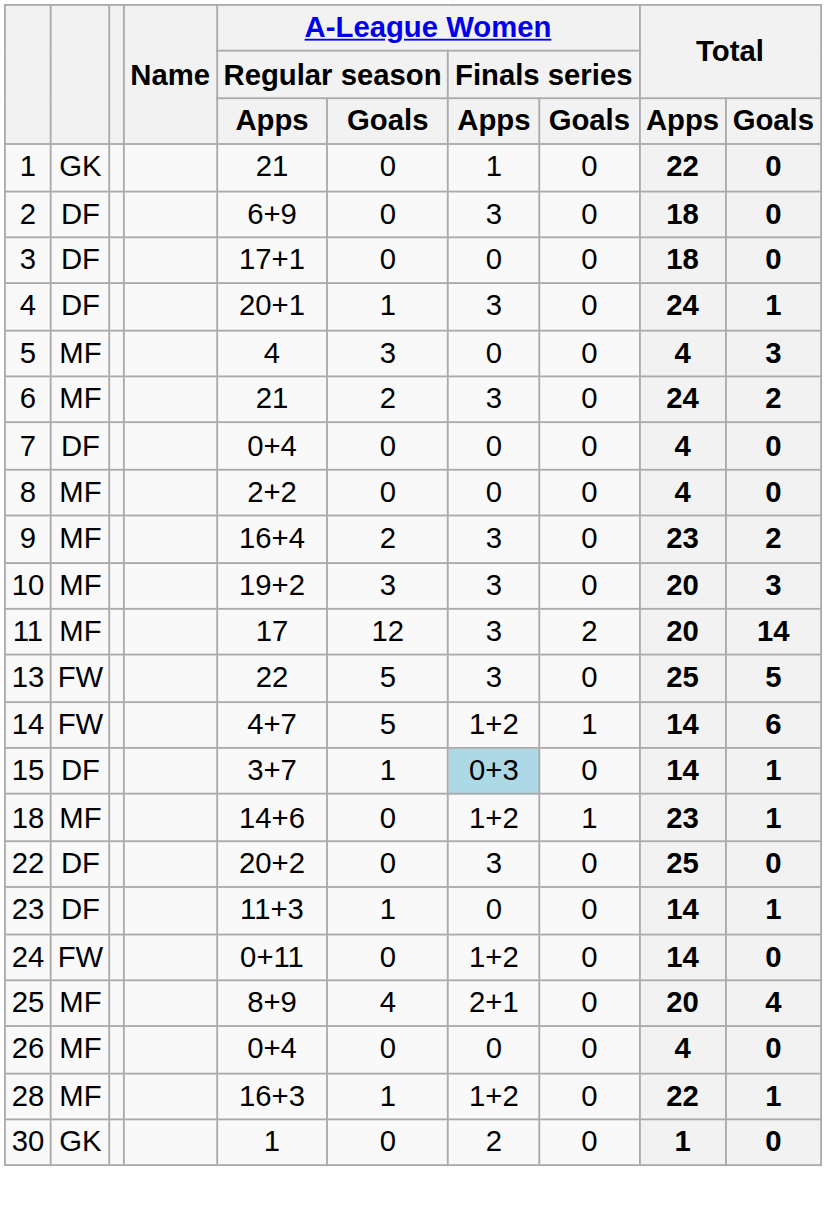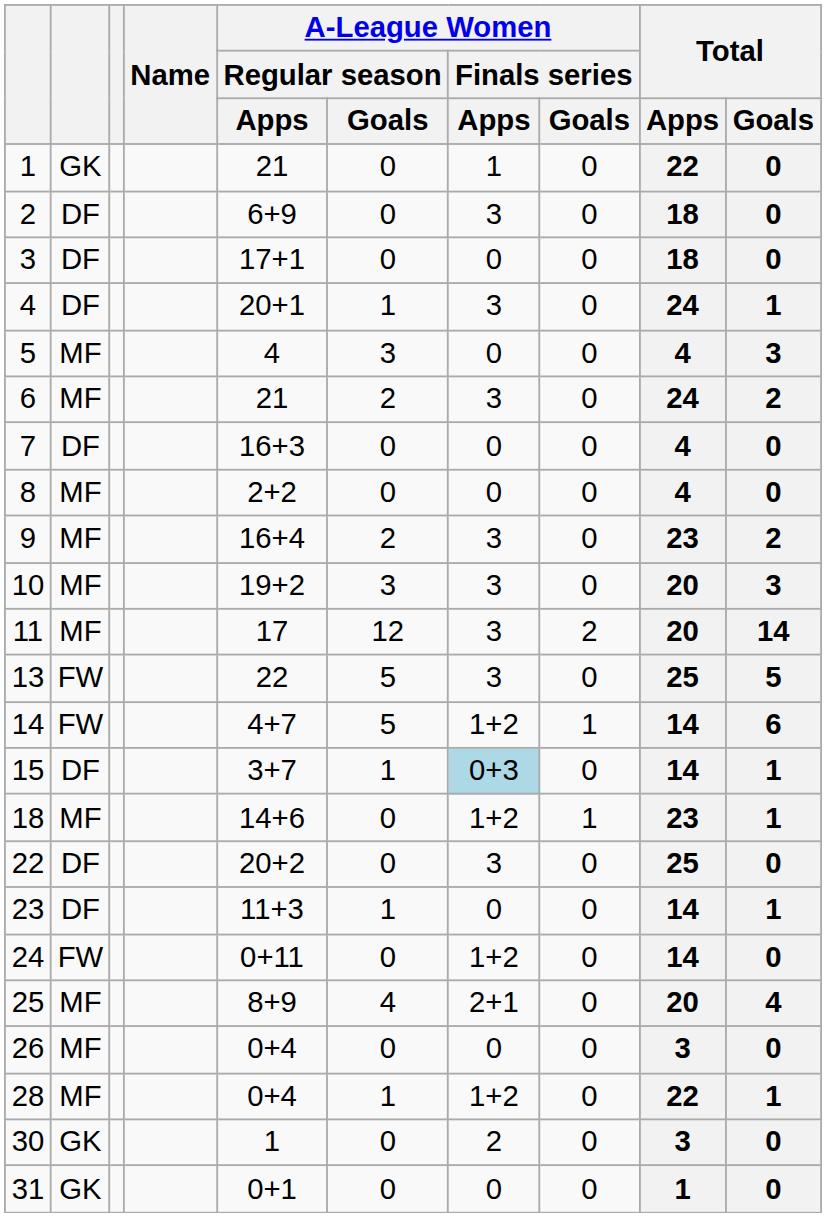(272, 445) 0+4 -> (272, 445) 16+3
(683, 1049) 4 -> (683, 1049) 3
(272, 1095) 16+3 -> (272, 1095) 0+4
(683, 1142) 1 -> (683, 1142) 3
+ row: (28, 1188)
